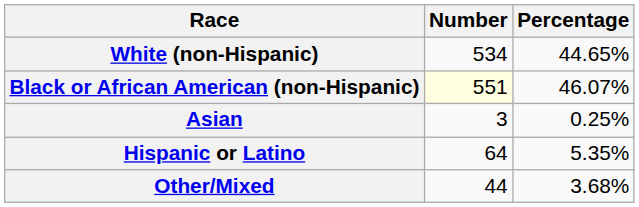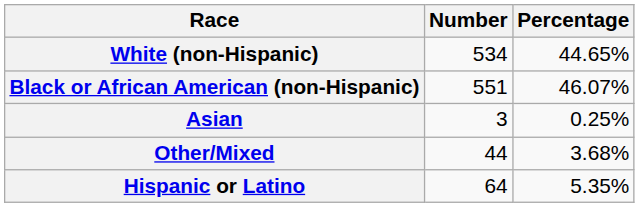(490, 86) lightyellow background -> (490, 86) no background
rows swapped: (214, 185) <-> (214, 152)
